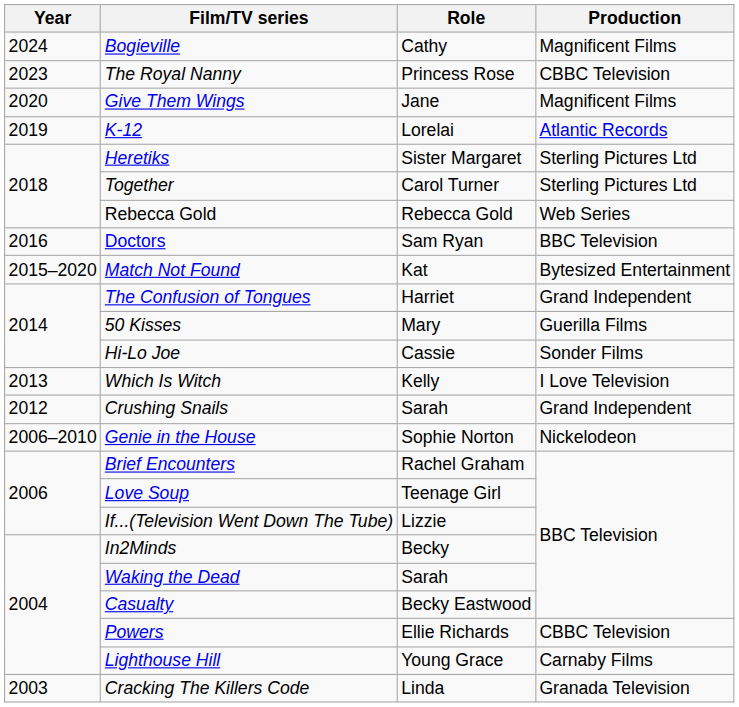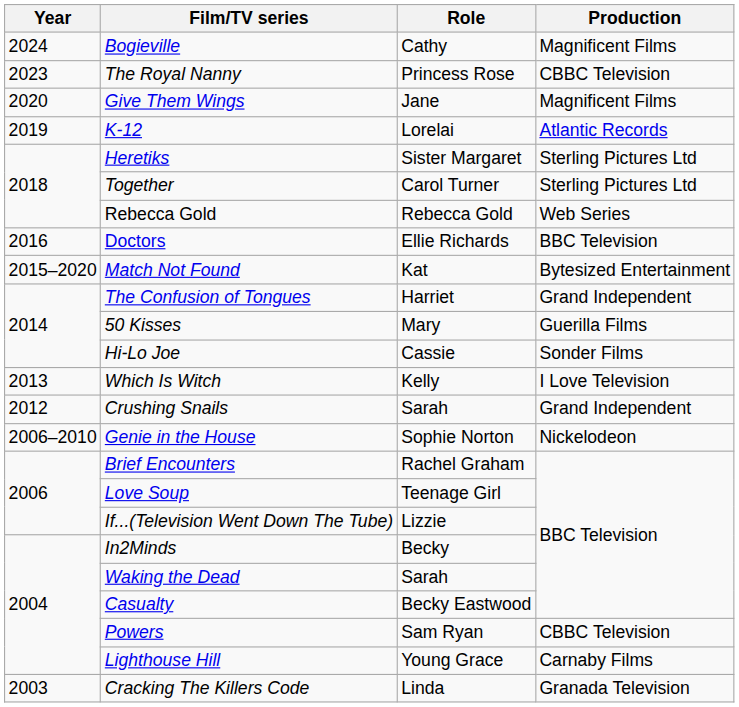(442, 241) Sam Ryan -> (455, 241) Ellie Richards
(455, 632) Ellie Richards -> (442, 632) Sam Ryan
